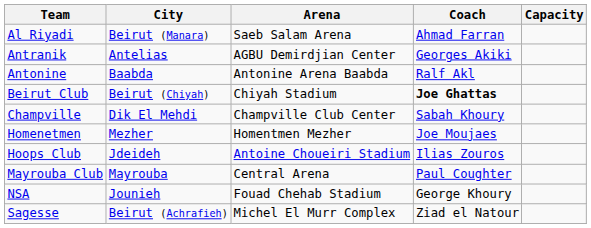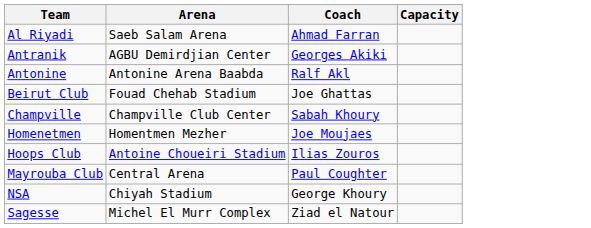- column: (168, 14)
(285, 94) Chiyah Stadium -> (182, 94) Fouad Chehab Stadium
(456, 94) bold -> (332, 94) normal
(307, 194) Fouad Chehab Stadium -> (160, 194) Chiyah Stadium
